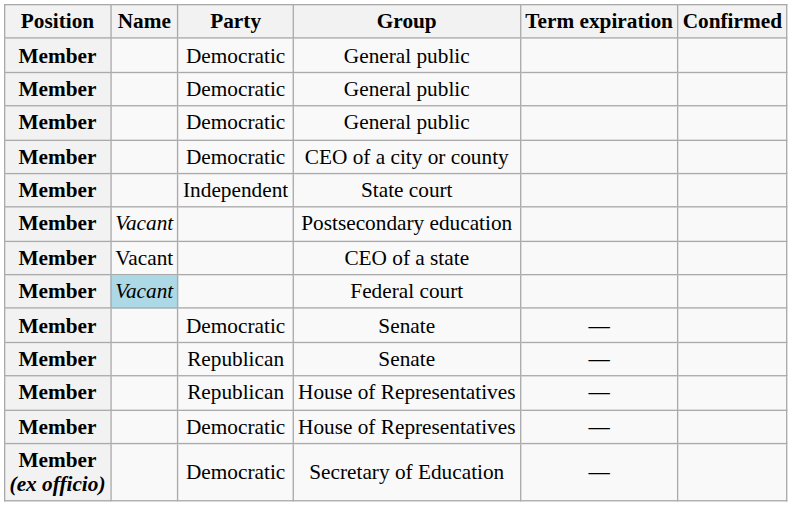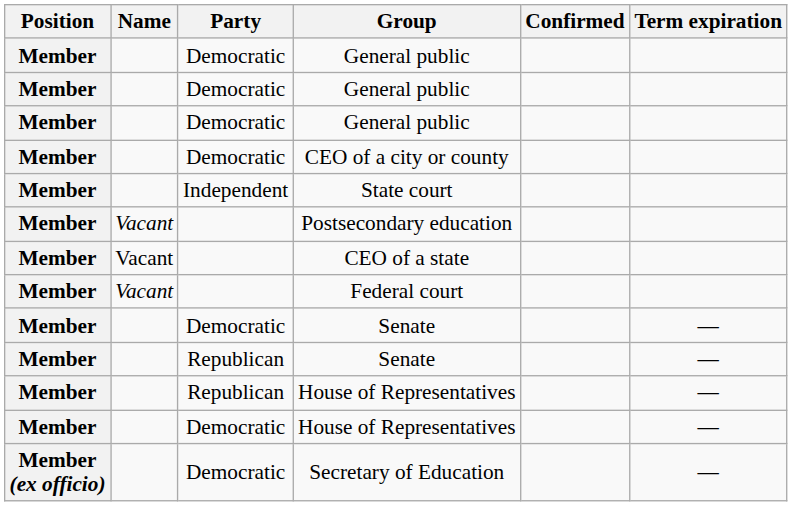columns swapped: (732, 21) <-> (599, 21)
(144, 291) lightblue background -> (144, 291) no background
